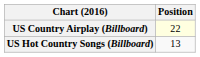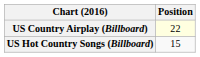(175, 44) 13 -> (175, 44) 15
